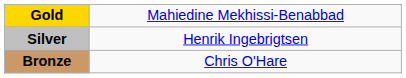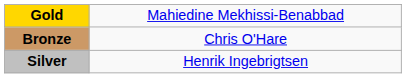rows swapped: (47, 38) <-> (47, 61)
